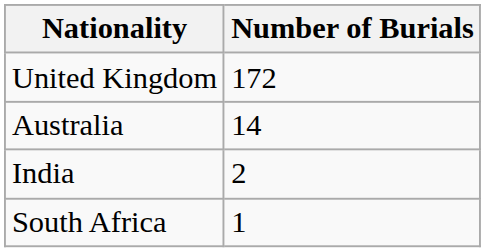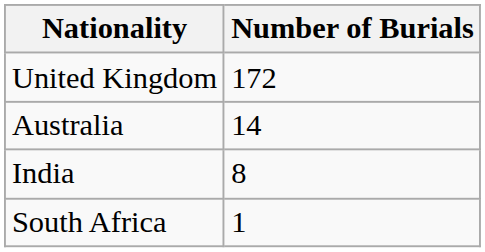(239, 173) 2 -> (239, 173) 8
